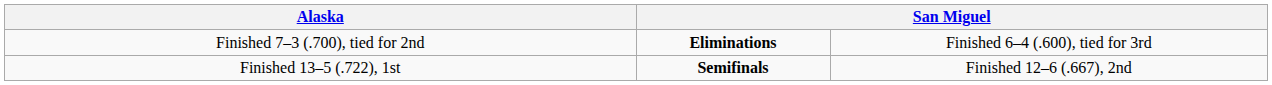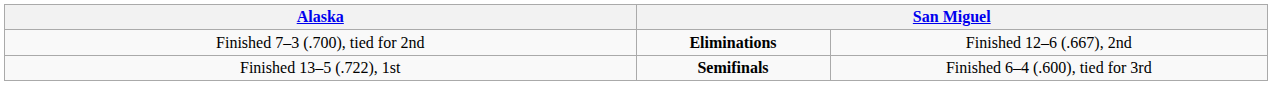(1049, 42) Finished 6–4 (.600), tied for 3rd -> (1049, 42) Finished 12–6 (.667), 2nd
(1049, 67) Finished 12–6 (.667), 2nd -> (1049, 67) Finished 6–4 (.600), tied for 3rd
